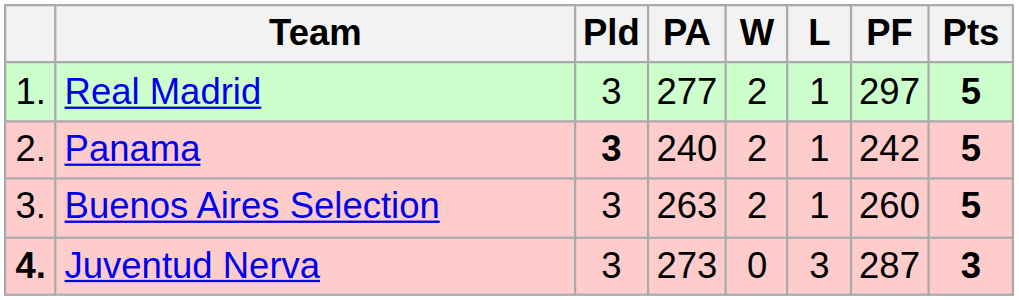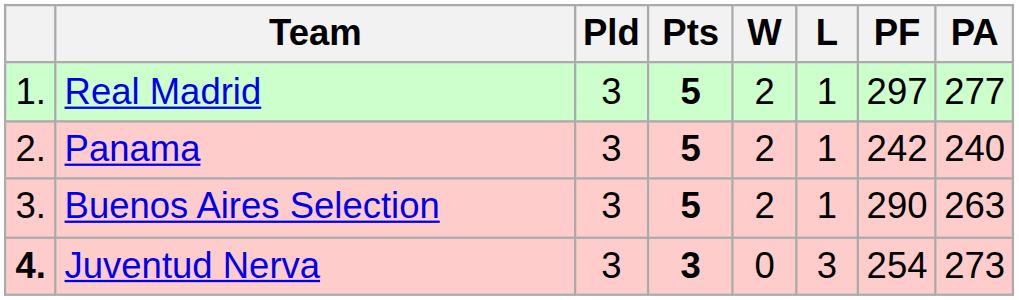columns swapped: (971, 33) <-> (687, 33)
(611, 149) bold -> (611, 149) normal
(890, 206) 260 -> (897, 206) 290
(890, 264) 287 -> (897, 264) 254
